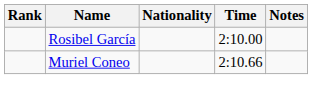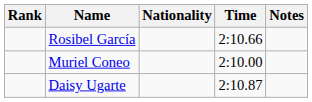(240, 39) 2:10.00 -> (240, 39) 2:10.66
(240, 62) 2:10.66 -> (240, 62) 2:10.00
+ row: (87, 85)
